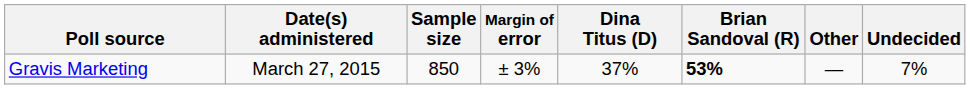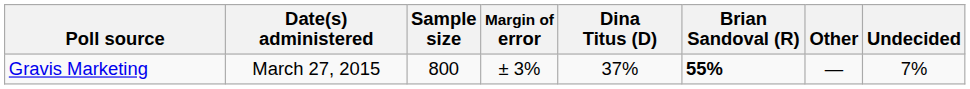(444, 68) 850 -> (444, 68) 800
(704, 68) 53% -> (704, 68) 55%
